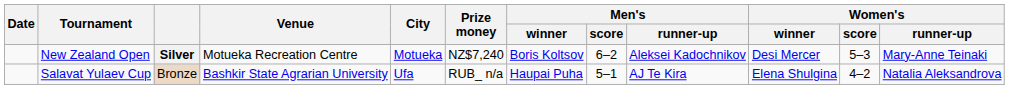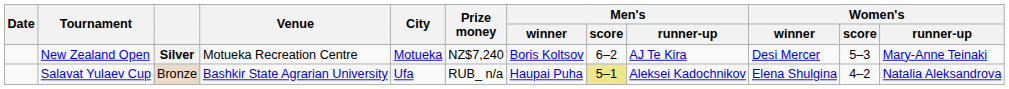(688, 54) Aleksei Kadochnikov -> (658, 54) AJ Te Kira
(606, 74) no background -> (606, 74) khaki background
(658, 74) AJ Te Kira -> (688, 74) Aleksei Kadochnikov
